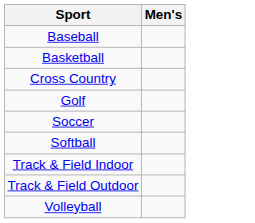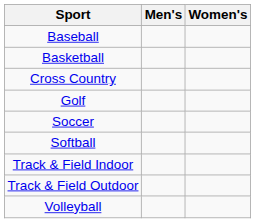+ column: (218, 15)
